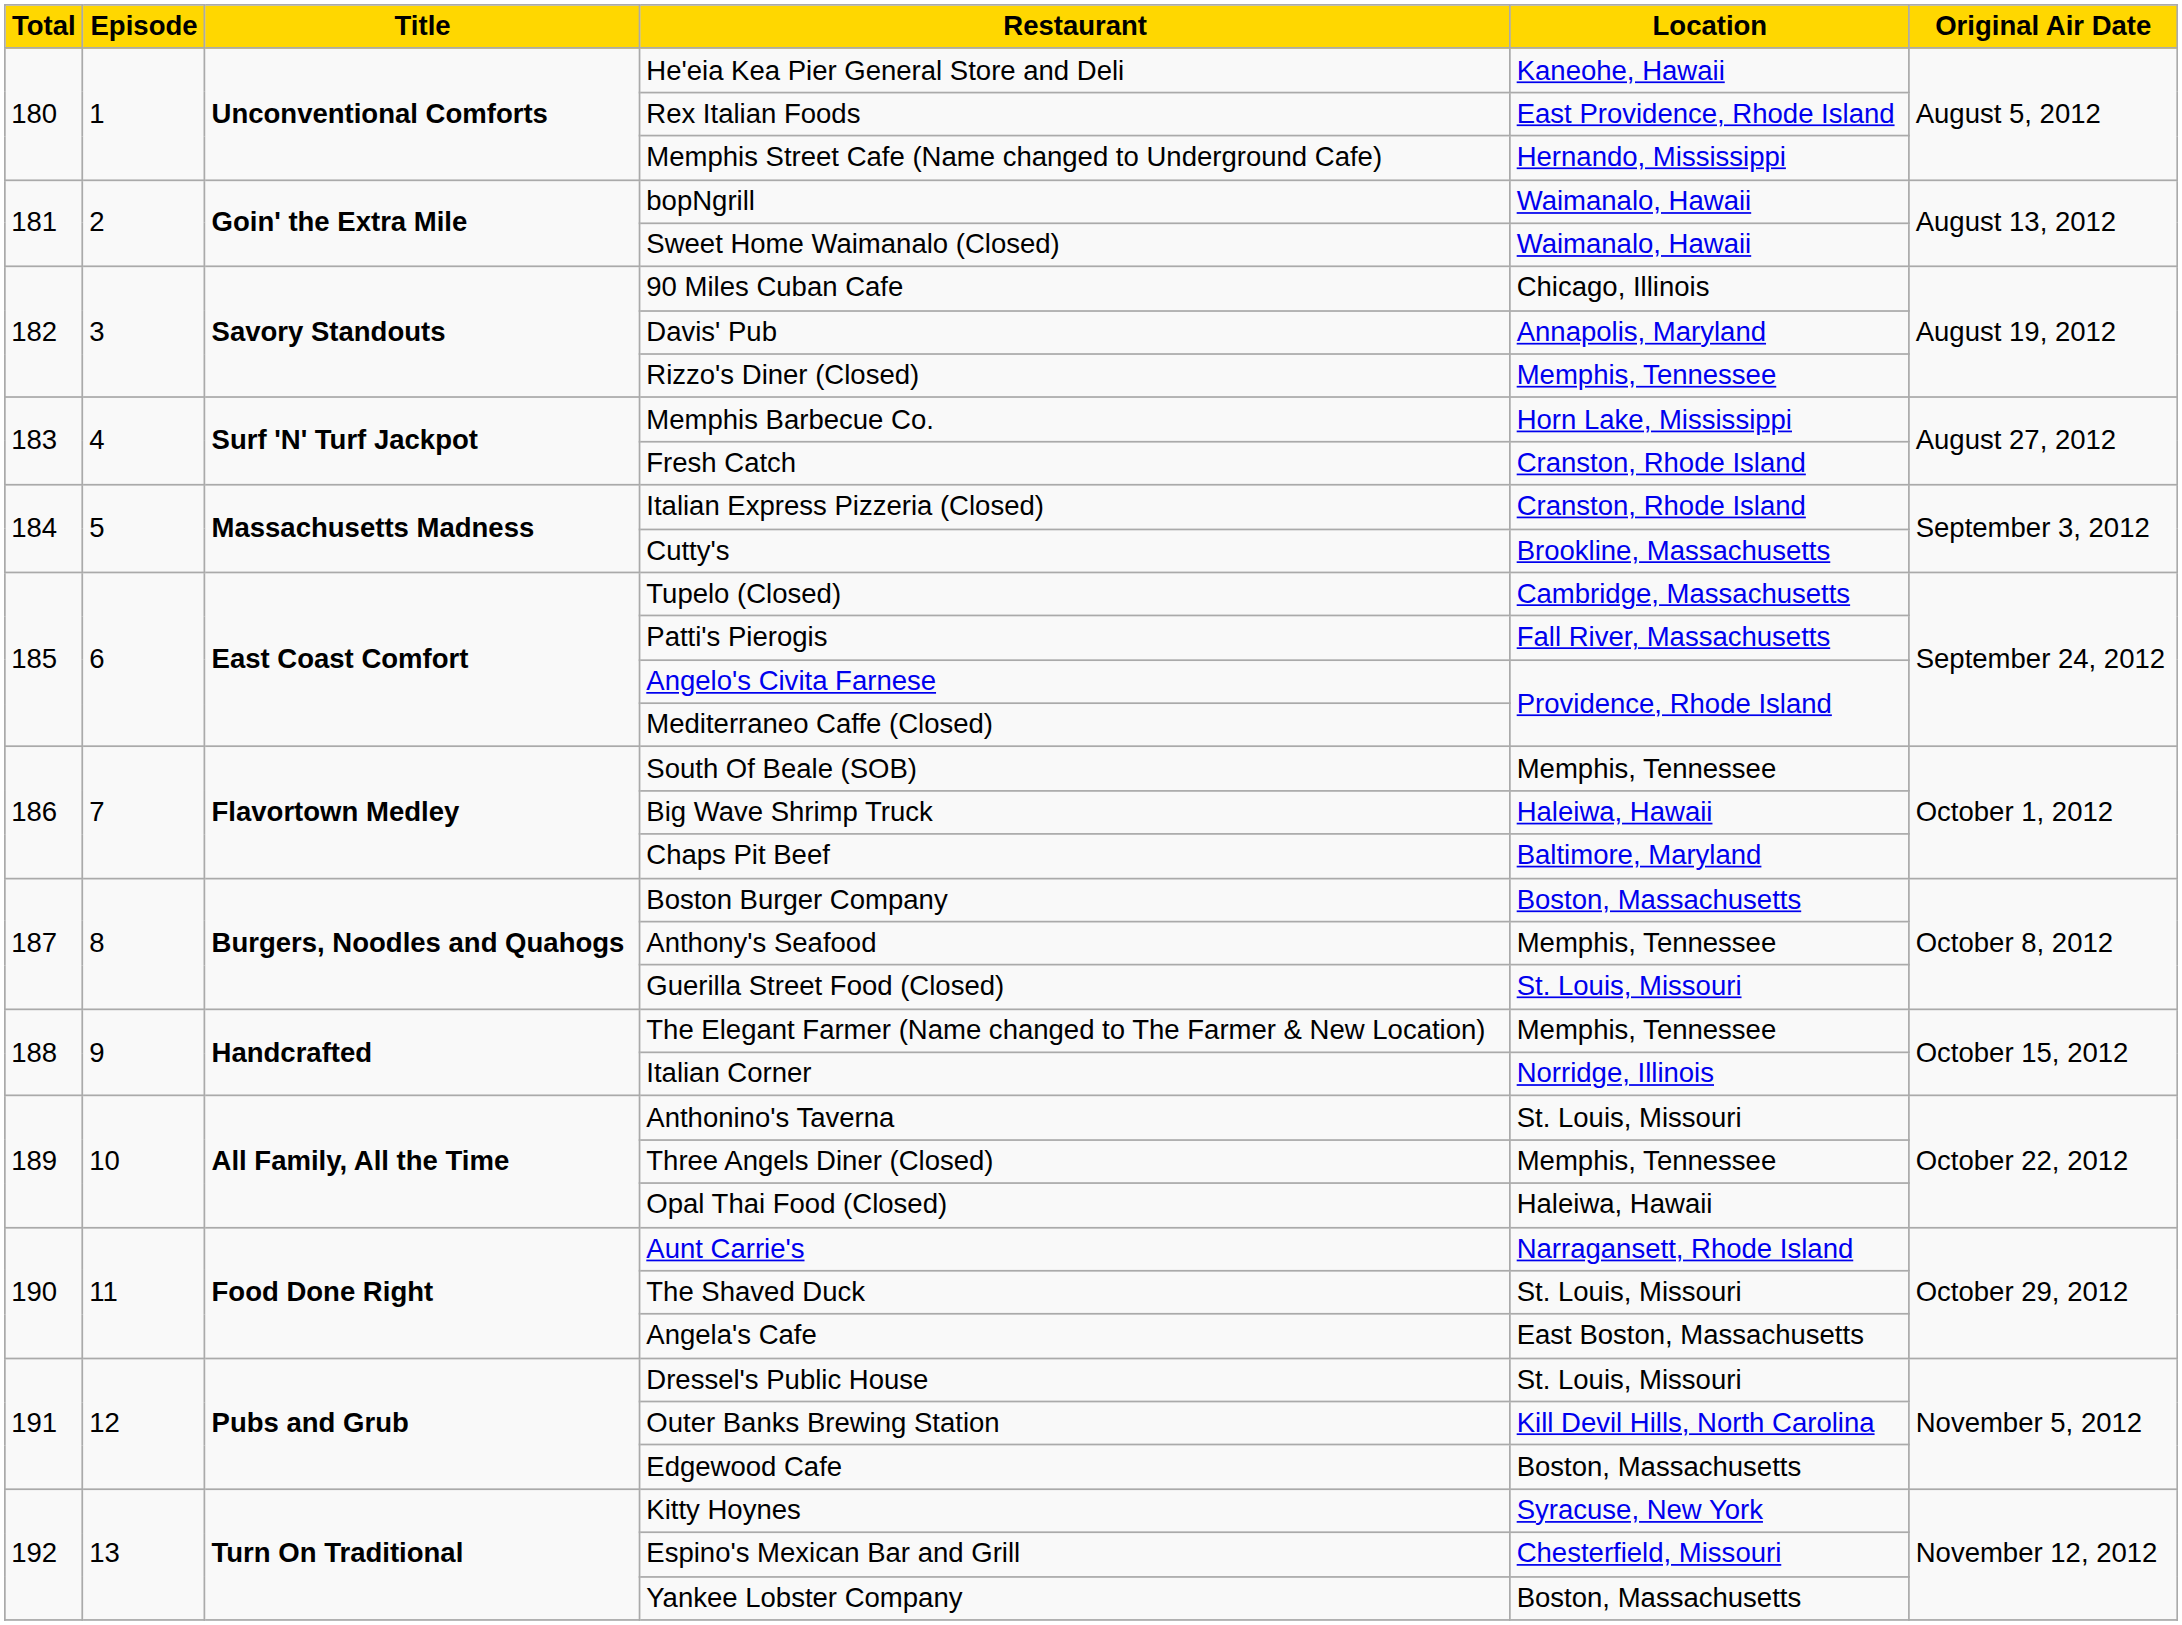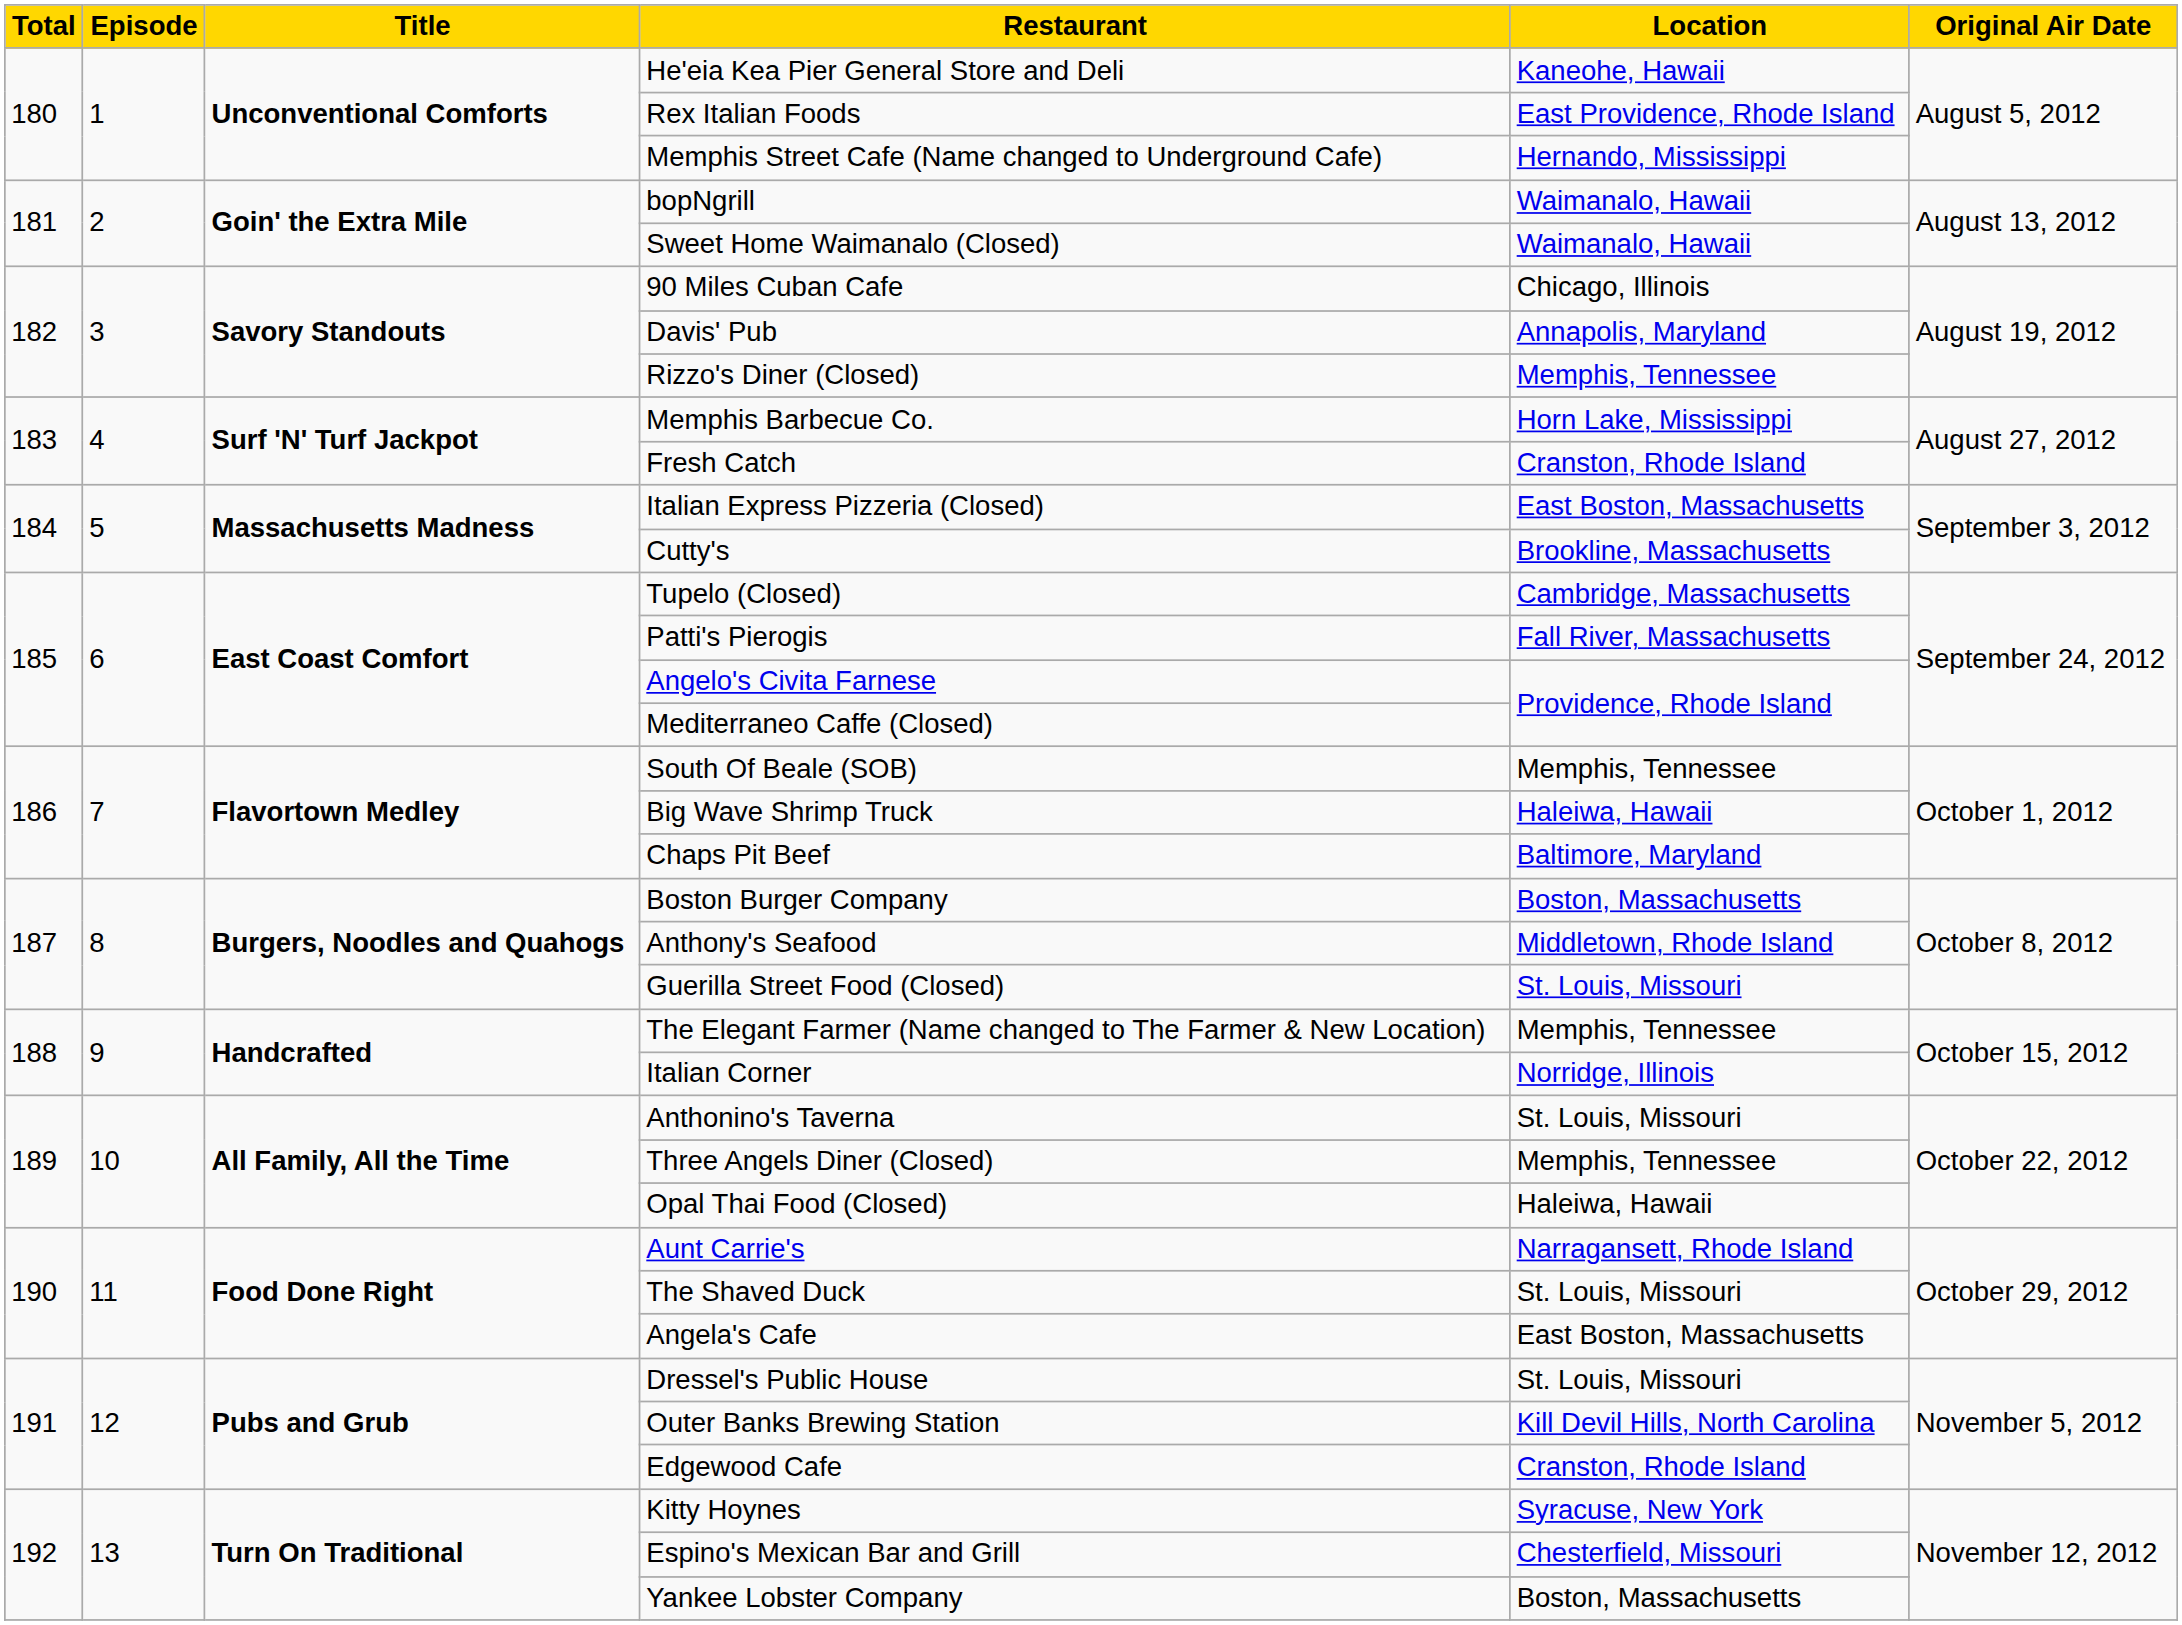(1661, 506) Cranston, Rhode Island -> (1690, 506) East Boston, Massachusetts
(1646, 942) Memphis, Tennessee -> (1675, 942) Middletown, Rhode Island
(1659, 1466) Boston, Massachusetts -> (1661, 1466) Cranston, Rhode Island
